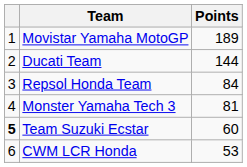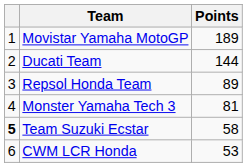(231, 84) 84 -> (231, 84) 89
(231, 129) 60 -> (231, 129) 58
